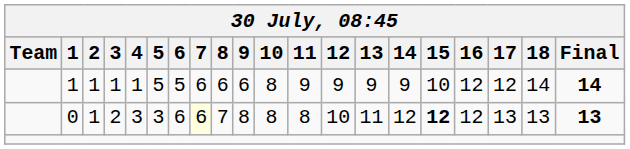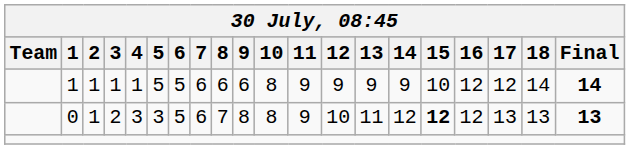(180, 118) 6 -> (180, 118) 5
(201, 118) lightyellow background -> (201, 118) no background
(305, 118) 8 -> (305, 118) 9
